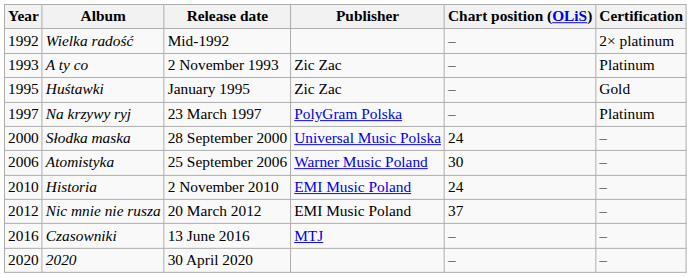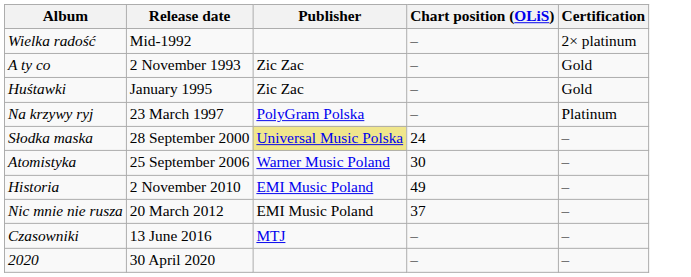- column: (23, 16)
(627, 65) Platinum -> (577, 65) Gold
(368, 138) no background -> (330, 138) khaki background
(456, 187) 24 -> (418, 187) 49
